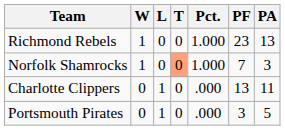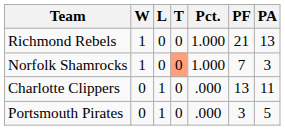(241, 40) 23 -> (241, 40) 21
